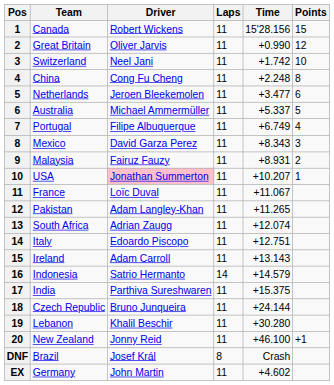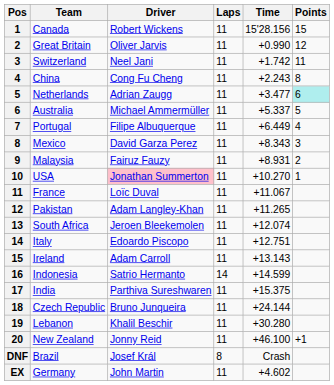(301, 62) 10 -> (300, 62) 11
(274, 78) +2.248 -> (274, 78) +2.243
(157, 95) Jeroen Bleekemolen -> (141, 95) Adrian Zaugg
(298, 95) no background -> (298, 95) paleturquoise background
(274, 127) +6.749 -> (274, 127) +6.449
(271, 176) +10.207 -> (271, 176) +10.270
(141, 225) Adrian Zaugg -> (157, 225) Jeroen Bleekemolen
(271, 275) +14.579 -> (271, 275) +14.599
